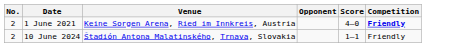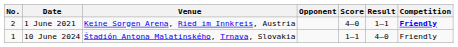+ column: (382, 11)
(13, 36) 2 -> (13, 36) 1
